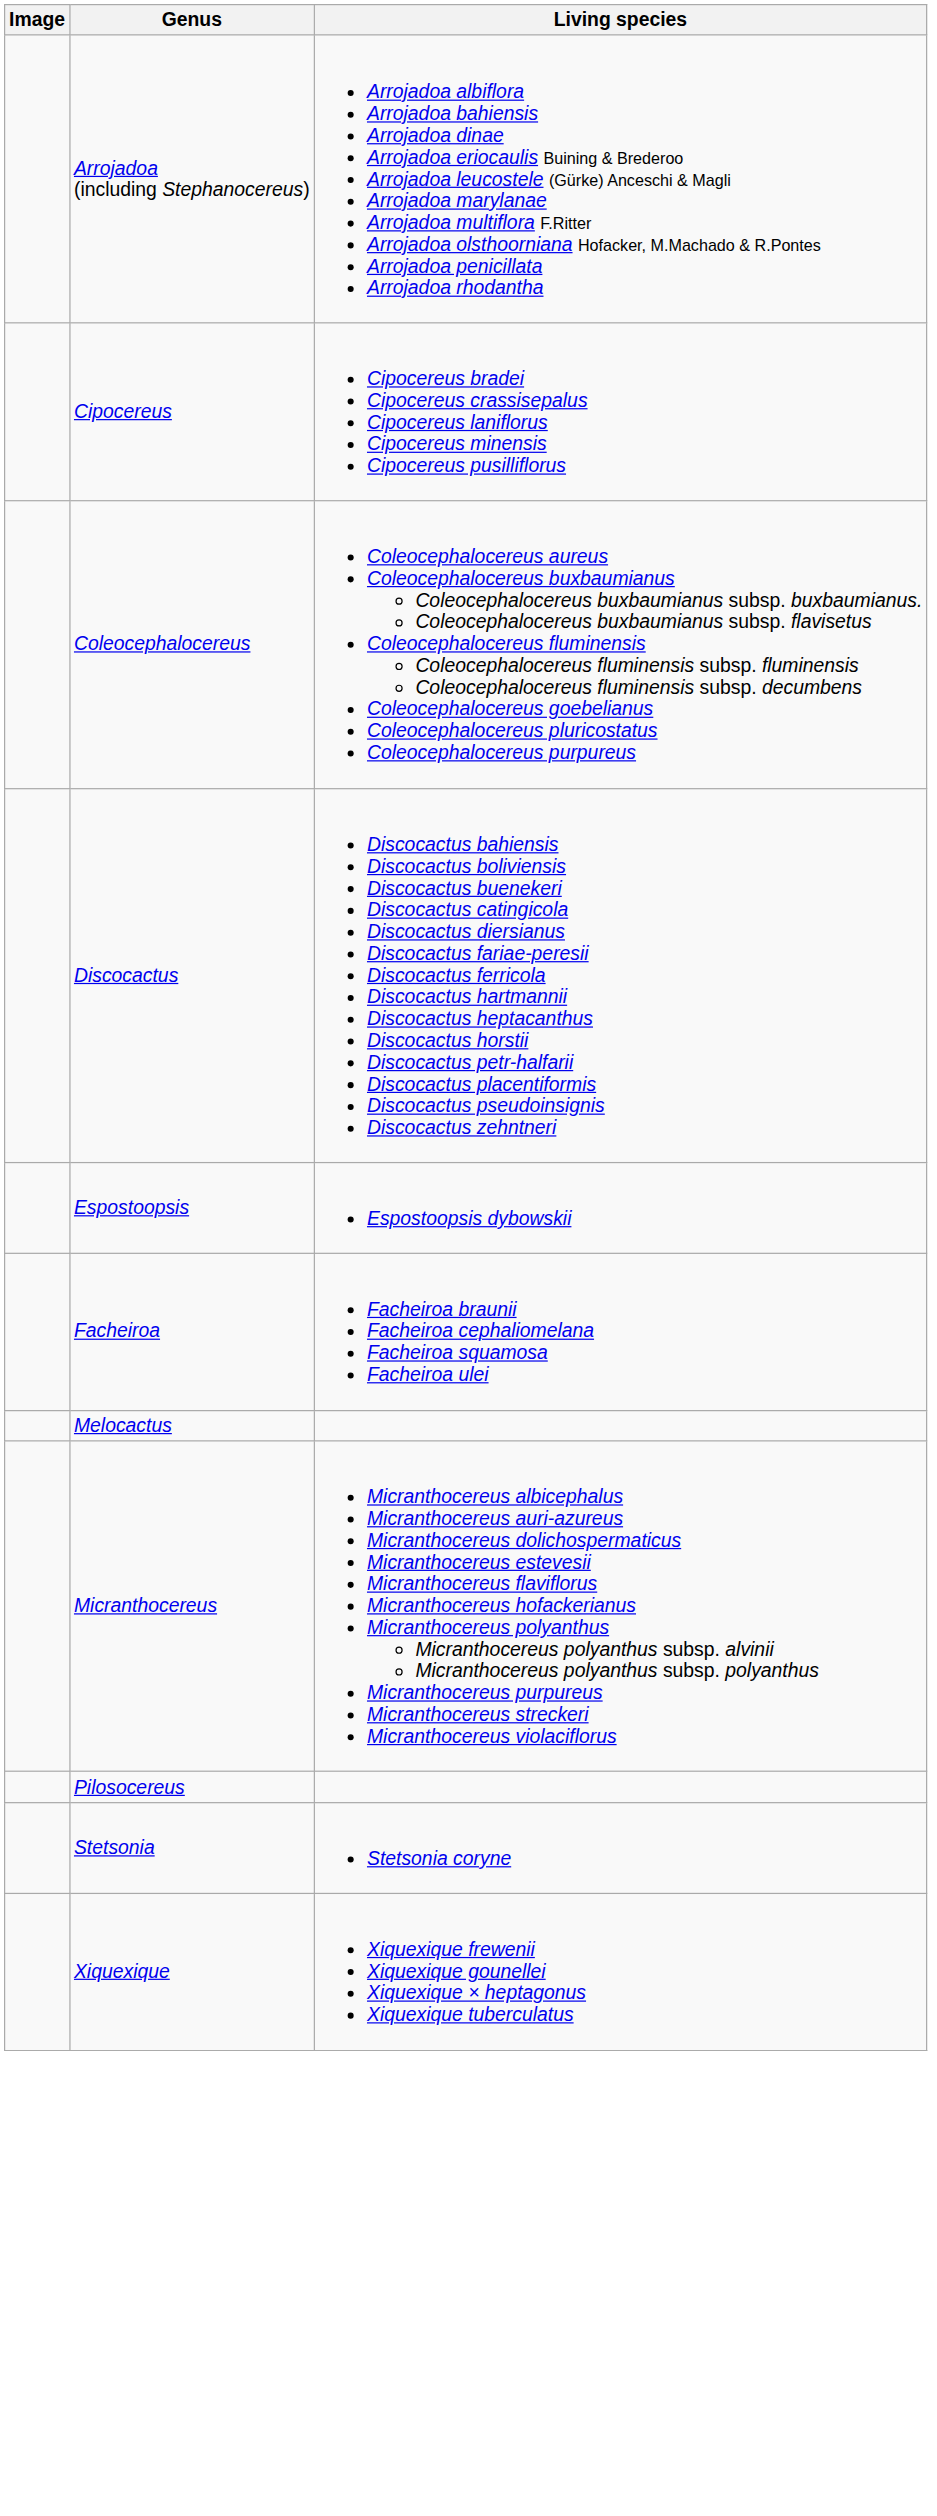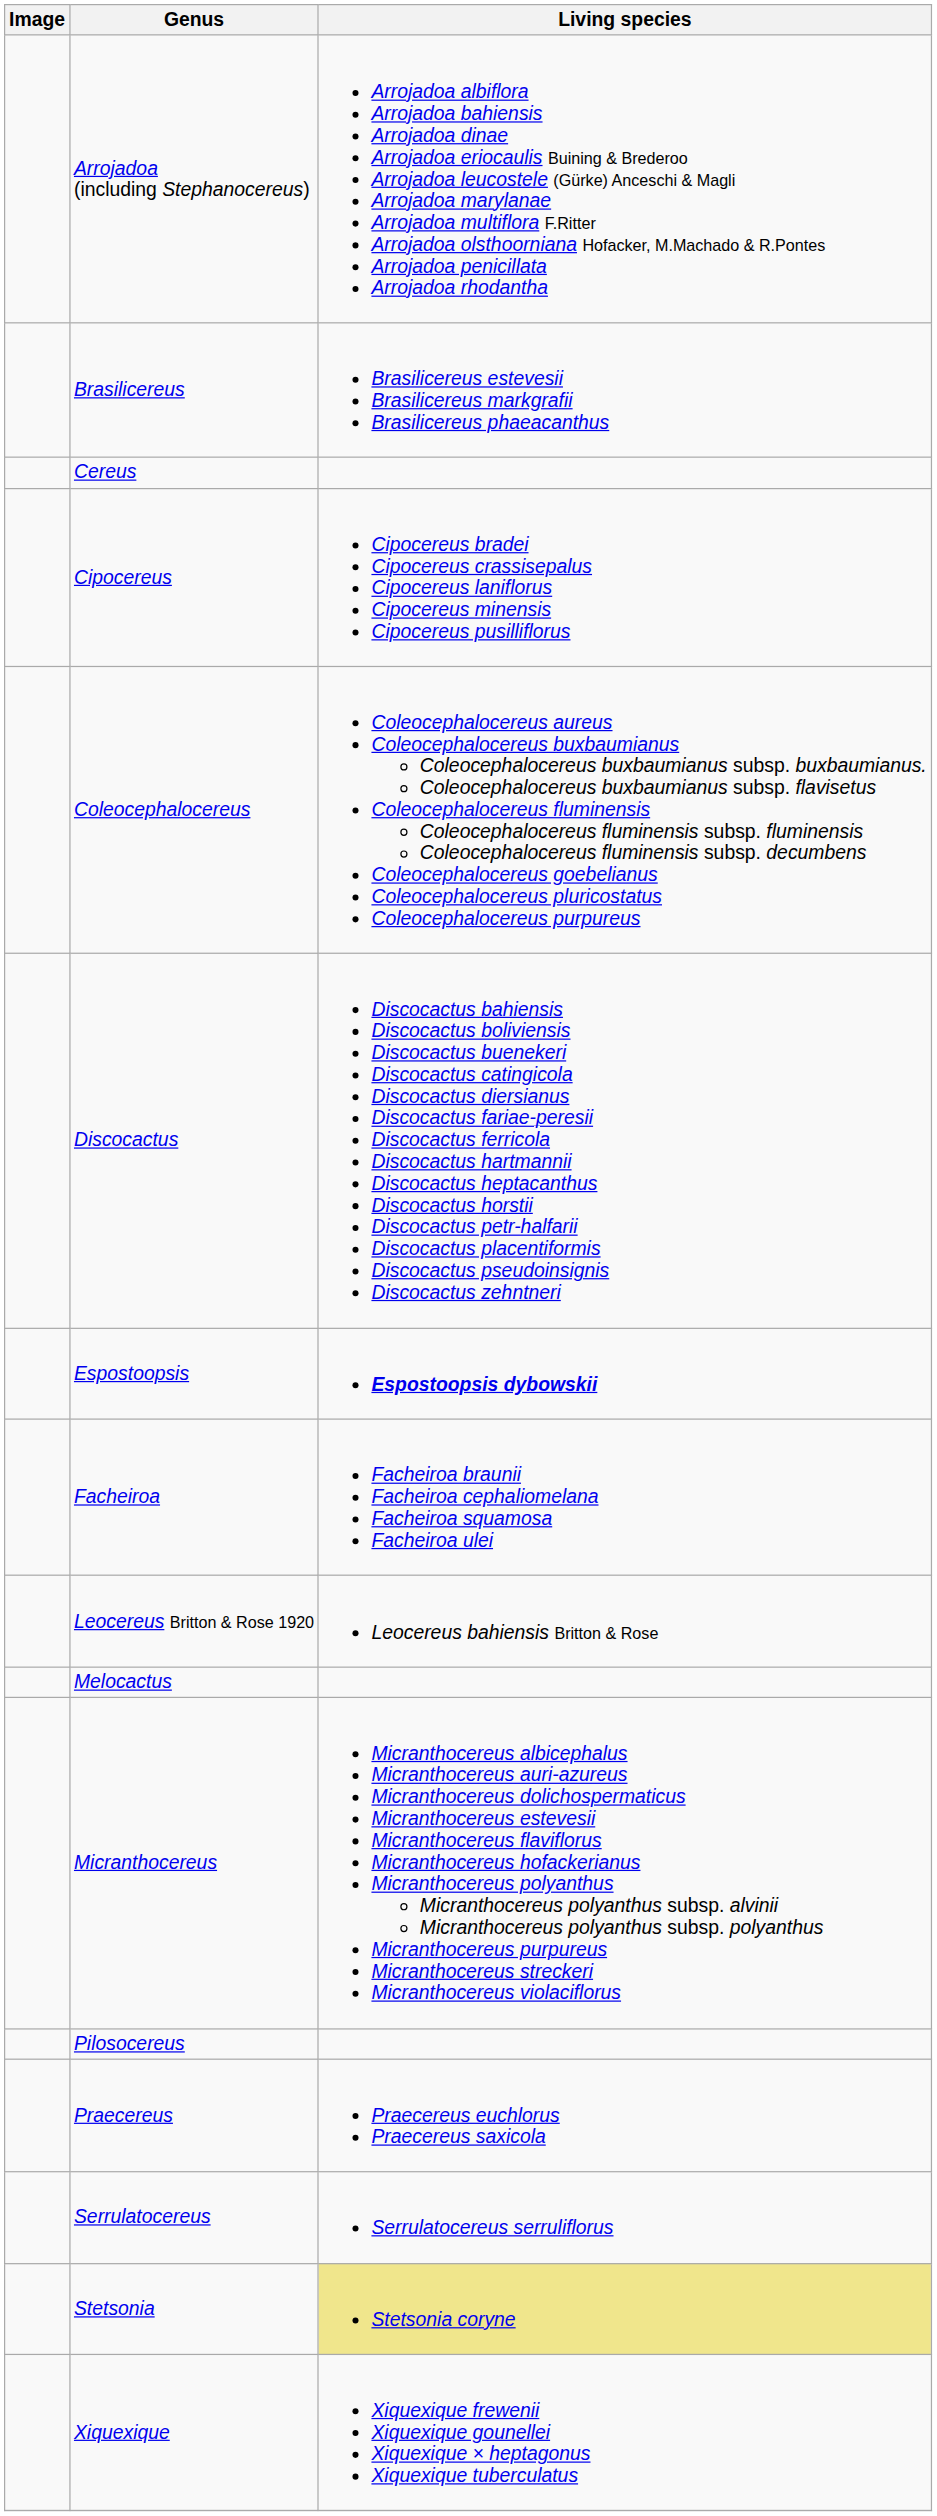+ row: (129, 389)
+ row: (105, 472)
(620, 1219) normal -> (625, 1384) bold
+ row: (194, 1621)
+ row: (123, 2115)
+ row: (142, 2217)
(620, 1859) no background -> (625, 2320) khaki background
